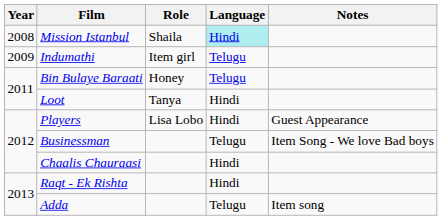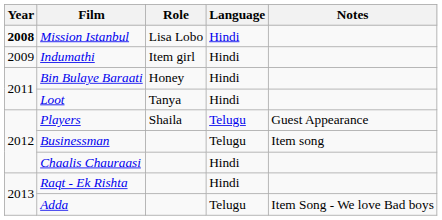(21, 36) normal -> (21, 36) bold
(165, 36) Shaila -> (176, 36) Lisa Lobo
(224, 36) paleturquoise background -> (224, 36) no background
(227, 57) Telugu -> (224, 57) Hindi
(227, 78) Telugu -> (224, 78) Hindi
(176, 120) Lisa Lobo -> (165, 120) Shaila
(224, 120) Hindi -> (227, 120) Telugu
(353, 141) Item Song - We love Bad boys -> (298, 141) Item song
(298, 204) Item song -> (353, 204) Item Song - We love Bad boys
